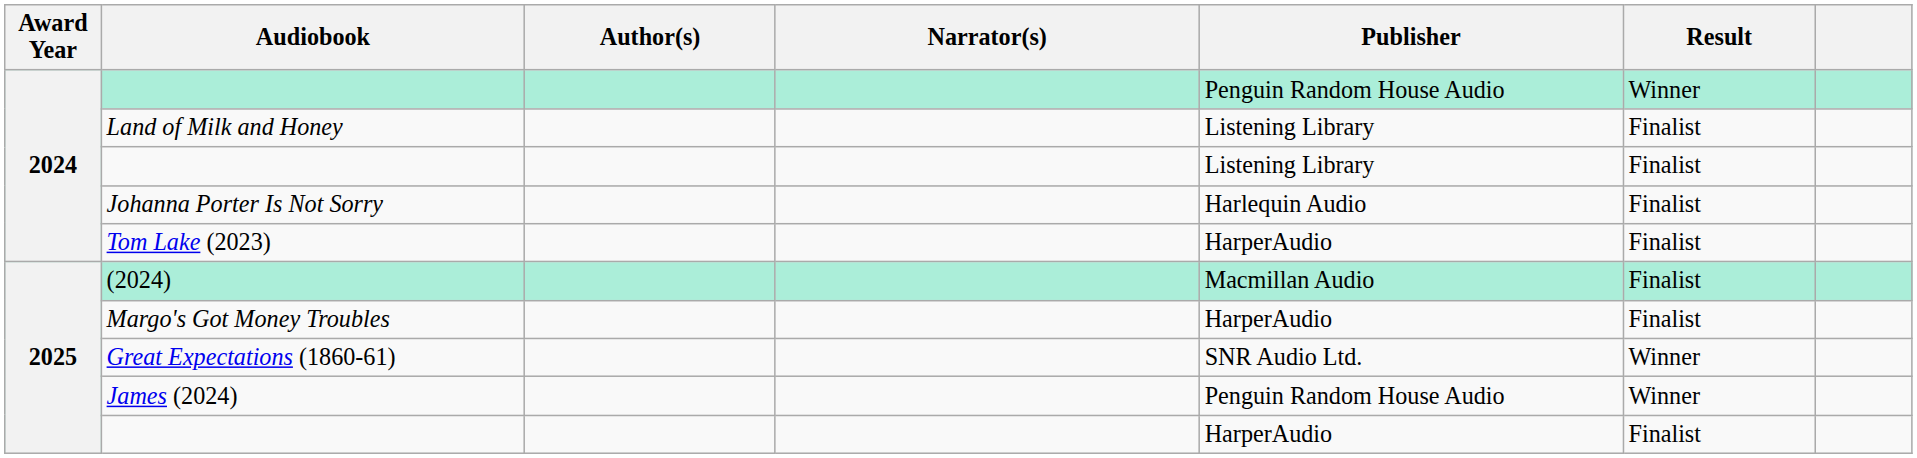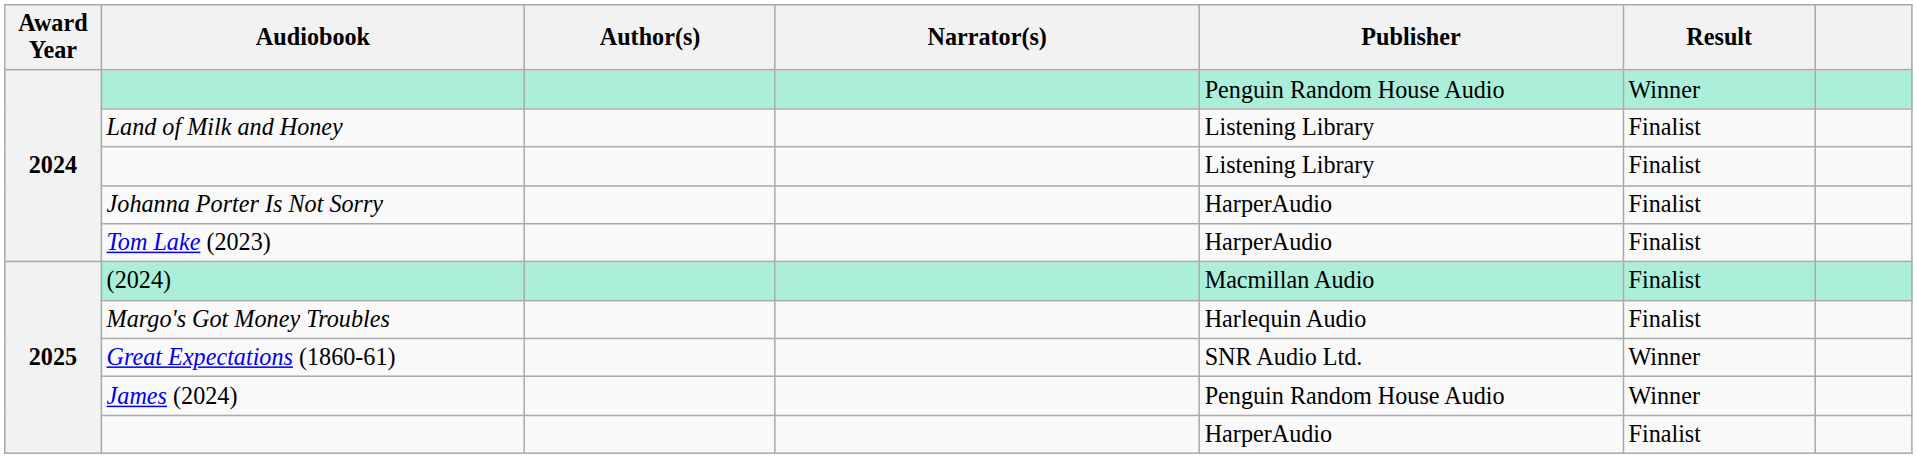(1286, 204) Harlequin Audio -> (1268, 204) HarperAudio
(1268, 319) HarperAudio -> (1286, 319) Harlequin Audio
